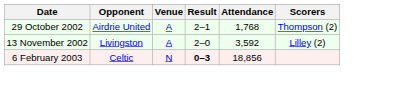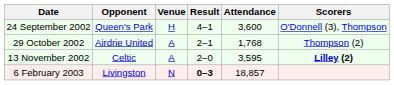+ row: (49, 27)
(121, 42) Livingston -> (124, 58) Celtic
(247, 42) 3,592 -> (250, 58) 3,595
(307, 42) normal -> (334, 58) bold
(121, 58) Celtic -> (124, 73) Livingston
(247, 58) 18,856 -> (250, 73) 18,857
